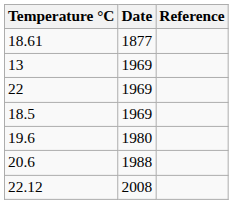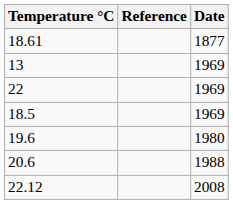columns swapped: (137, 16) <-> (192, 16)
